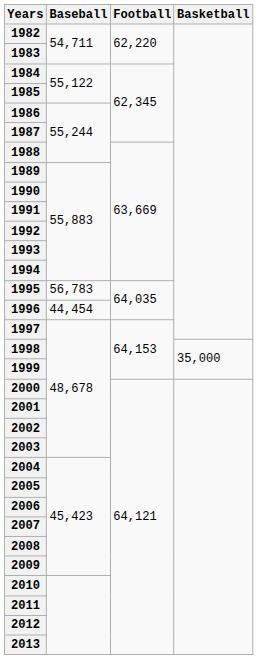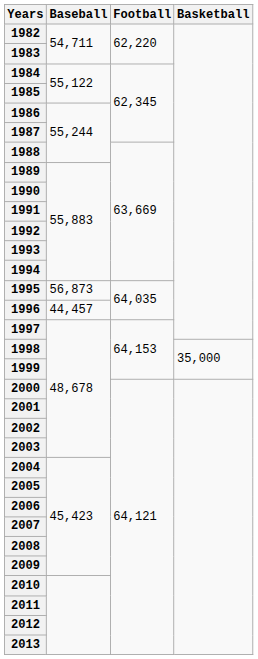(71, 290) 56,783 -> (71, 290) 56,873
(71, 310) 44,454 -> (71, 310) 44,457
